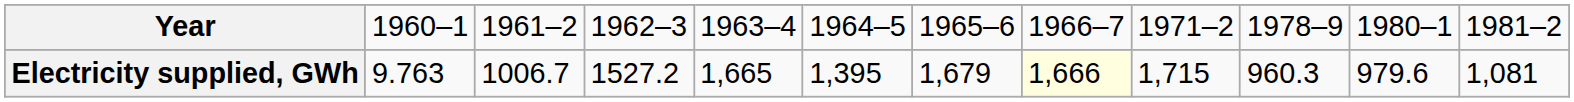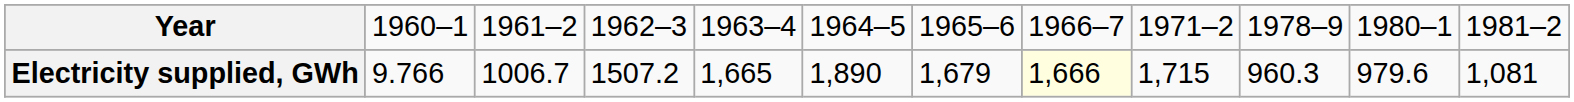(408, 73) 9.763 -> (408, 73) 9.766
(635, 73) 1527.2 -> (635, 73) 1507.2
(846, 73) 1,395 -> (846, 73) 1,890
